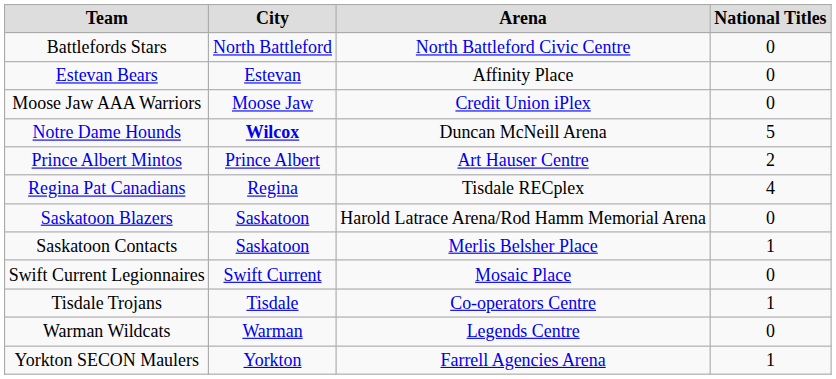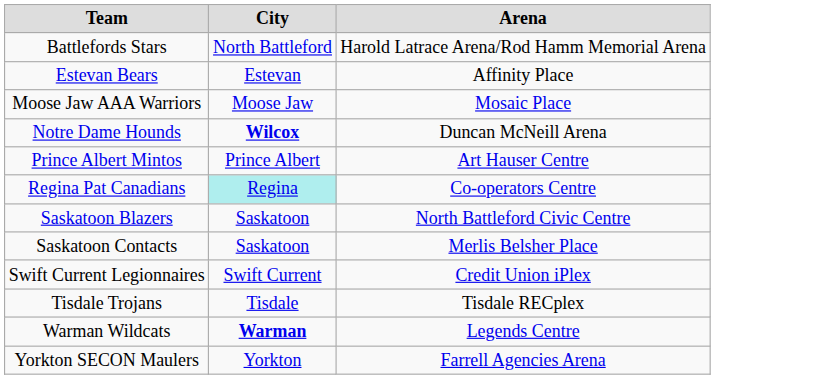- column: (770, 18)
(523, 47) North Battleford Civic Centre -> (523, 47) Harold Latrace Arena/Rod Hamm Memorial Arena
(523, 103) Credit Union iPlex -> (523, 103) Mosaic Place
(273, 189) no background -> (273, 189) paleturquoise background
(523, 189) Tisdale RECplex -> (523, 189) Co-operators Centre
(523, 217) Harold Latrace Arena/Rod Hamm Memorial Arena -> (523, 217) North Battleford Civic Centre
(523, 274) Mosaic Place -> (523, 274) Credit Union iPlex
(523, 302) Co-operators Centre -> (523, 302) Tisdale RECplex
(273, 331) normal -> (273, 331) bold
